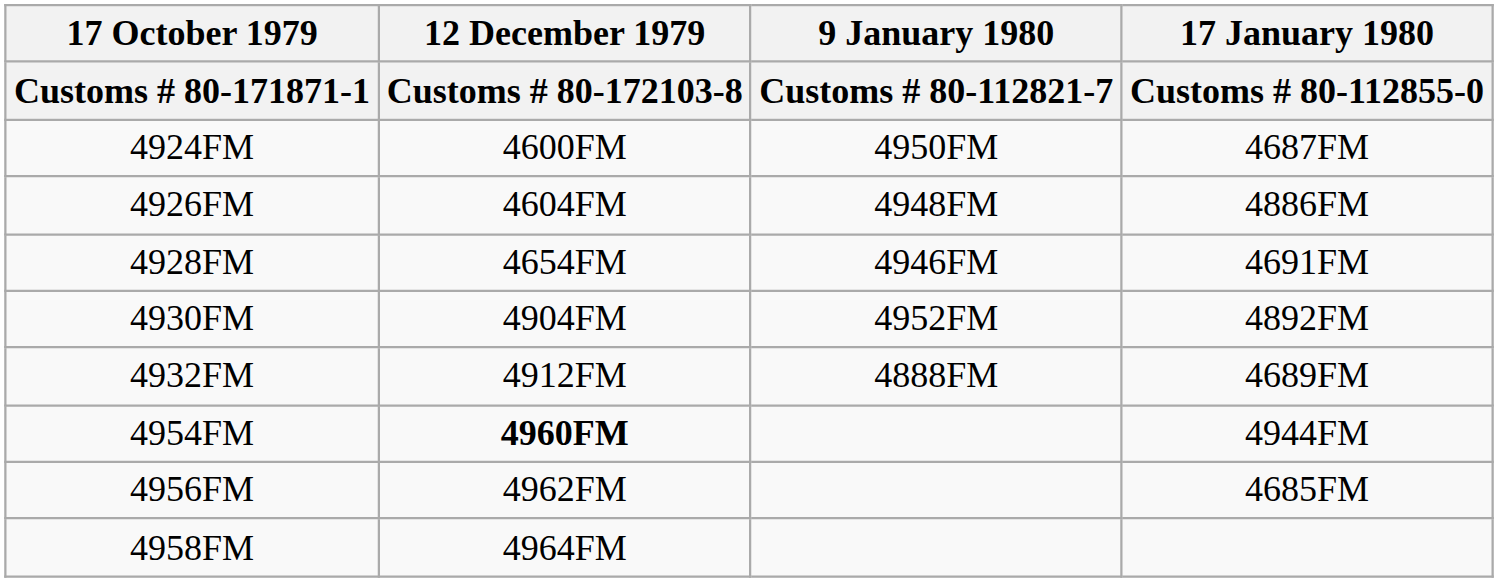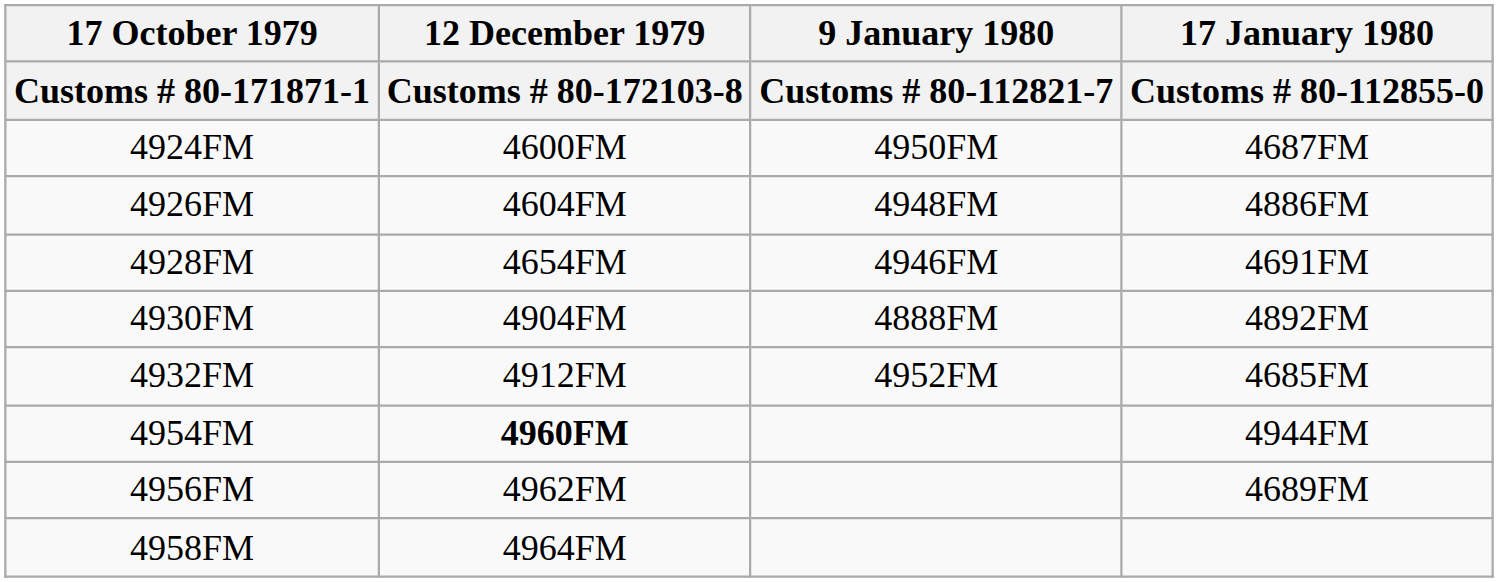(936, 318) 4952FM -> (936, 318) 4888FM
(936, 375) 4888FM -> (936, 375) 4952FM
(1307, 375) 4689FM -> (1307, 375) 4685FM
(1307, 489) 4685FM -> (1307, 489) 4689FM
